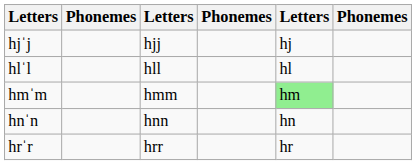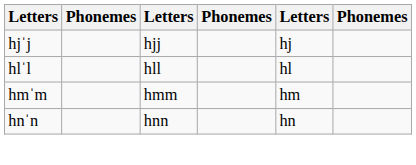(290, 95) lightgreen background -> (290, 95) no background
- row: (21, 146)
